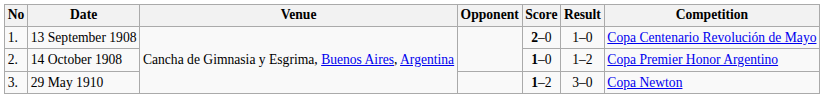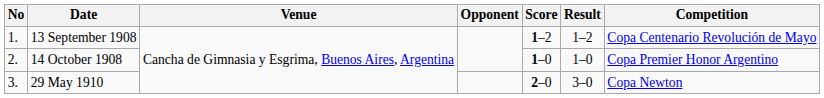(541, 37) 2–0 -> (541, 37) 1–2
(582, 37) 1–0 -> (582, 37) 1–2
(582, 60) 1–2 -> (582, 60) 1–0
(541, 82) 1–2 -> (541, 82) 2–0
